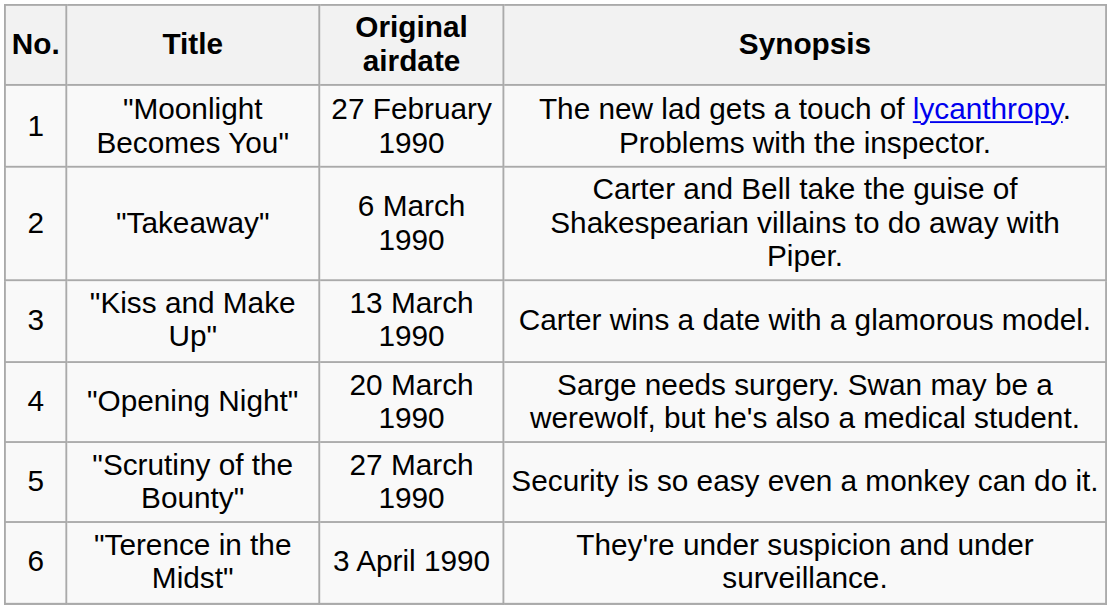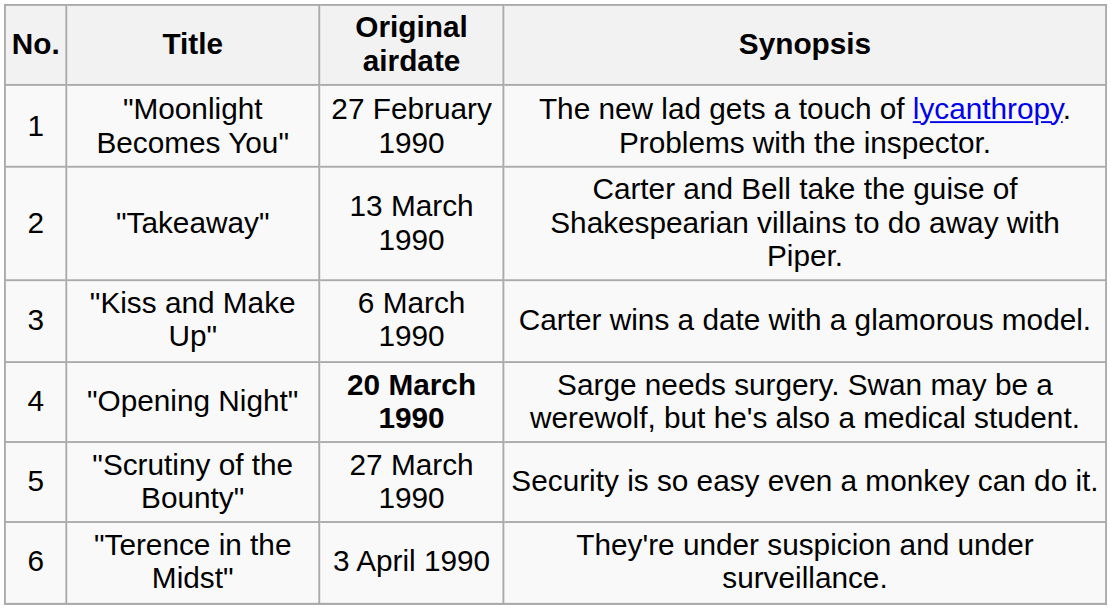(412, 222) 6 March 1990 -> (412, 222) 13 March 1990
(412, 320) 13 March 1990 -> (412, 320) 6 March 1990
(412, 401) normal -> (412, 401) bold
